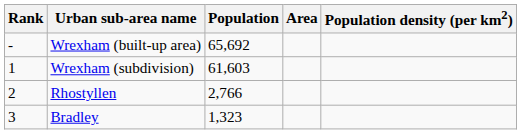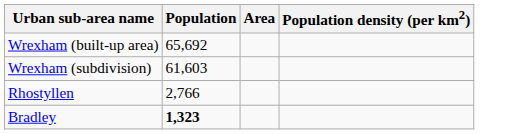- column: (26, 18)
(225, 117) normal -> (183, 117) bold
